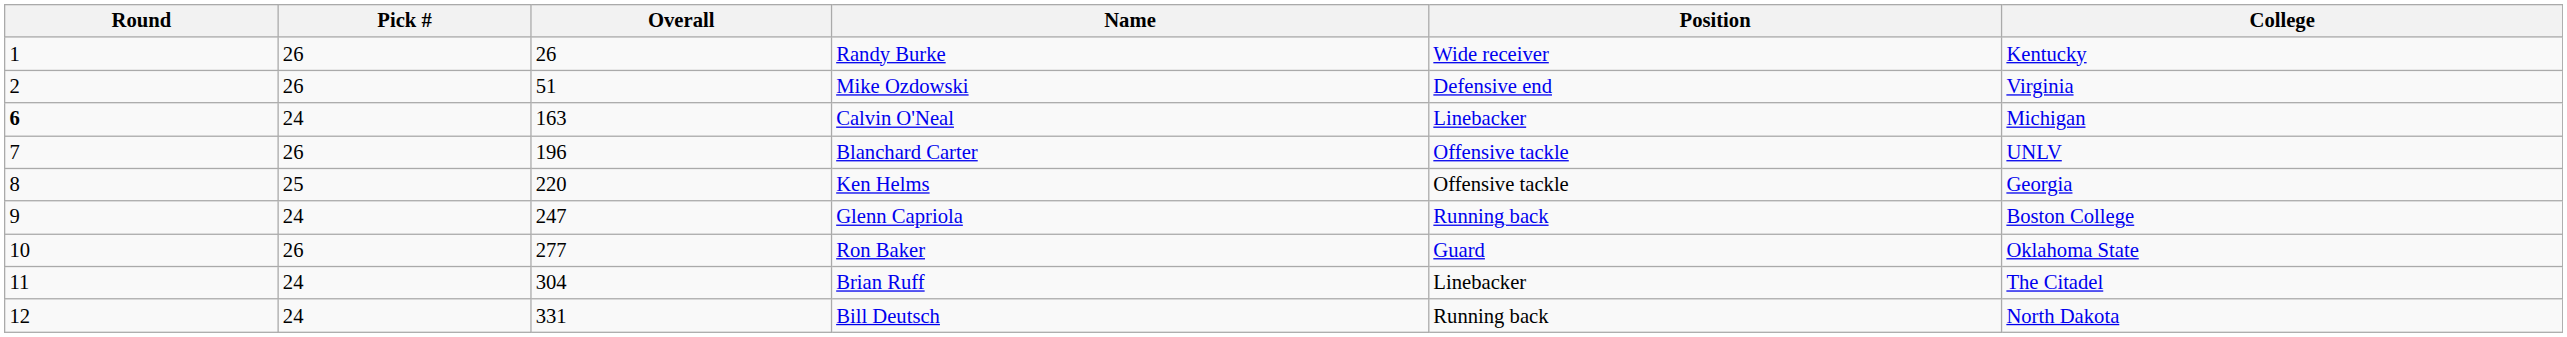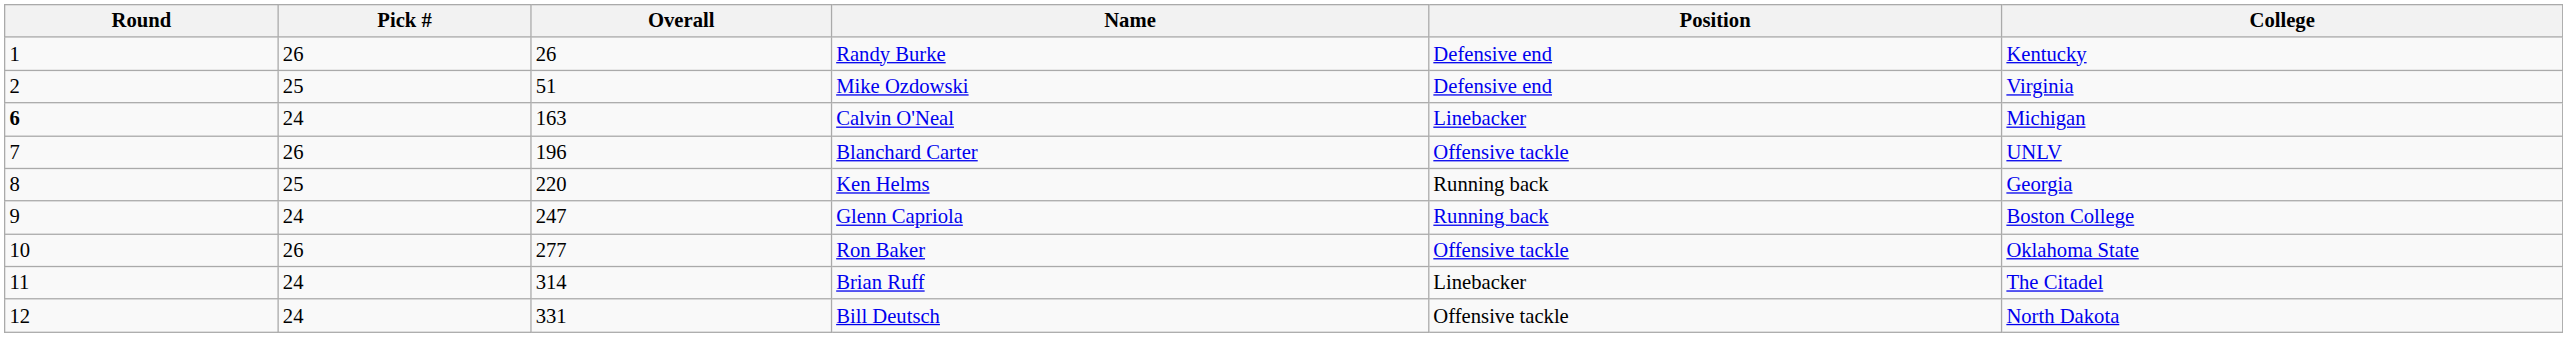(1491, 53) Wide receiver -> (1493, 53) Defensive end
(293, 86) 26 -> (293, 86) 25
(1501, 184) Offensive tackle -> (1491, 184) Running back
(1459, 250) Guard -> (1501, 250) Offensive tackle
(551, 282) 304 -> (551, 282) 314
(1491, 315) Running back -> (1501, 315) Offensive tackle
